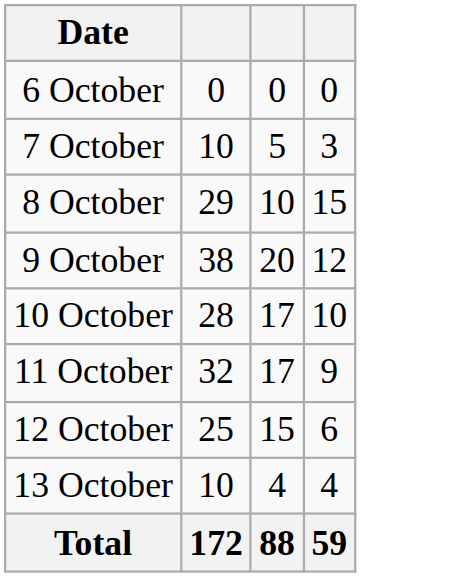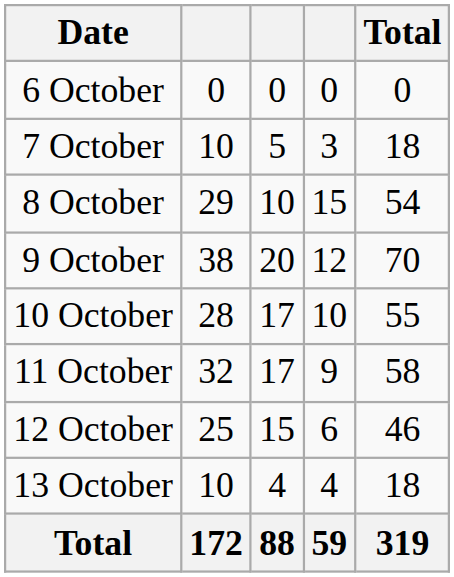+ column: (403, 32)
